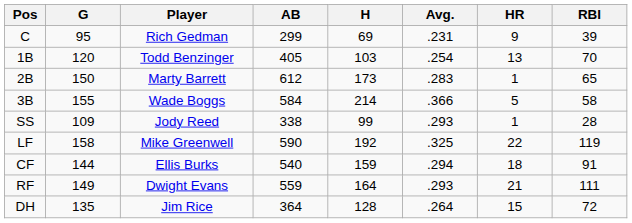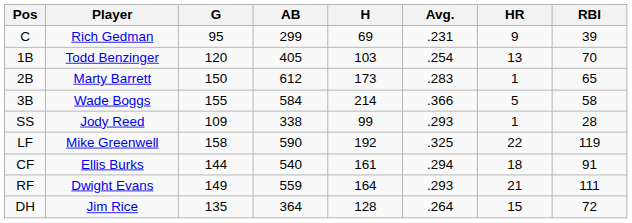columns swapped: (187, 15) <-> (83, 15)
(365, 164) 159 -> (365, 164) 161
